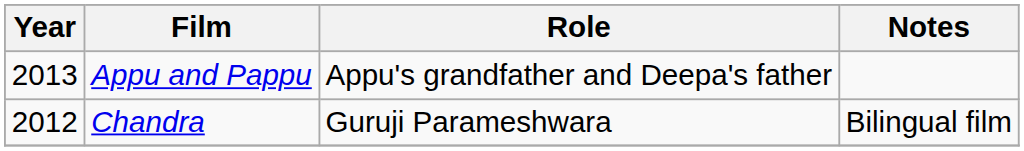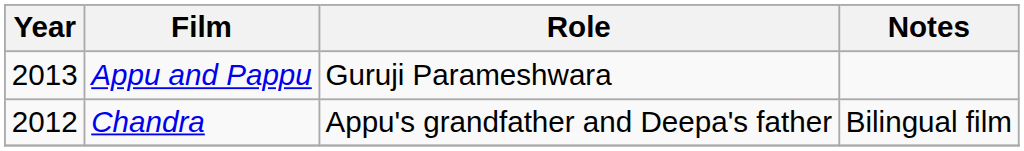(579, 74) Appu's grandfather and Deepa's father -> (469, 74) Guruji Parameshwara
(469, 121) Guruji Parameshwara -> (579, 121) Appu's grandfather and Deepa's father
